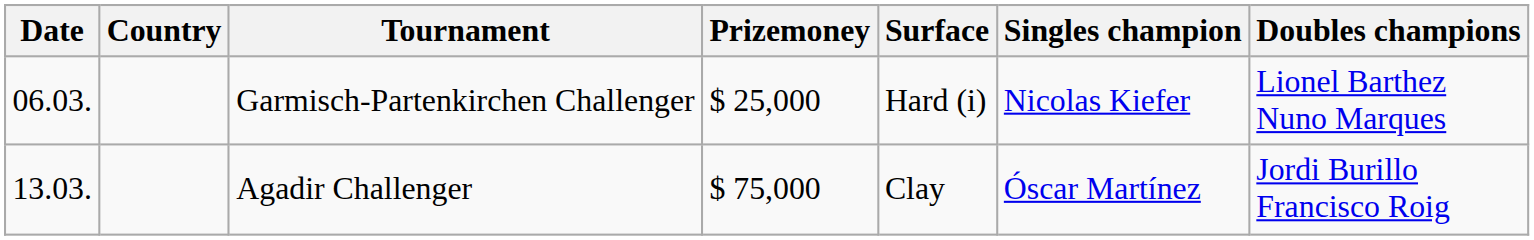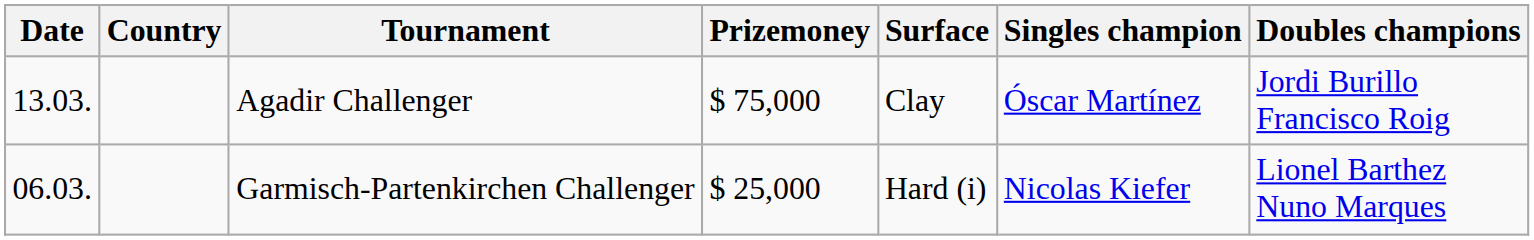rows swapped: (465, 99) <-> (354, 188)
